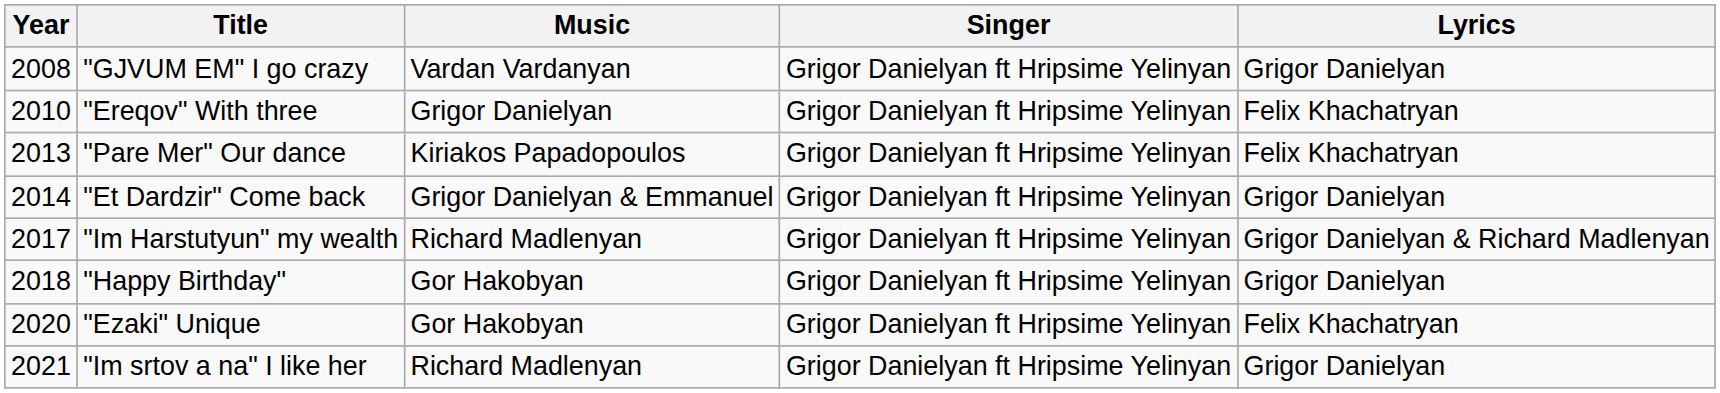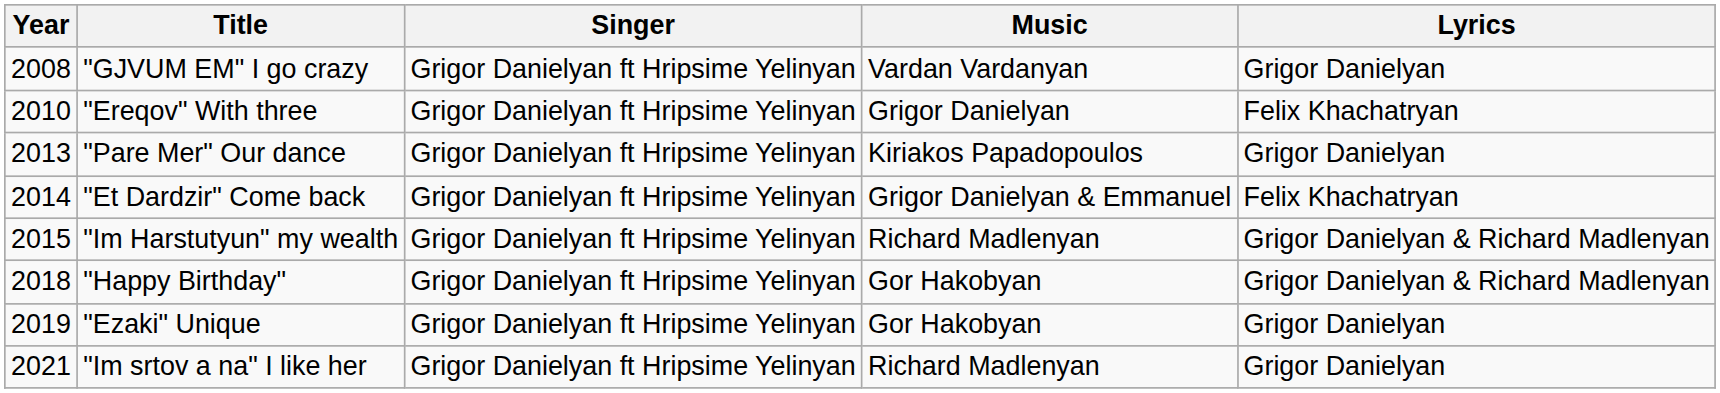columns swapped: (1009, 25) <-> (592, 25)
(1351, 153) Felix Khachatryan -> (1344, 153) Grigor Danielyan
(1344, 196) Grigor Danielyan -> (1351, 196) Felix Khachatryan
(41, 238) 2017 -> (41, 238) 2015
(1344, 281) Grigor Danielyan -> (1477, 281) Grigor Danielyan & Richard Madlenyan
(41, 324) 2020 -> (41, 324) 2019
(1351, 324) Felix Khachatryan -> (1344, 324) Grigor Danielyan
